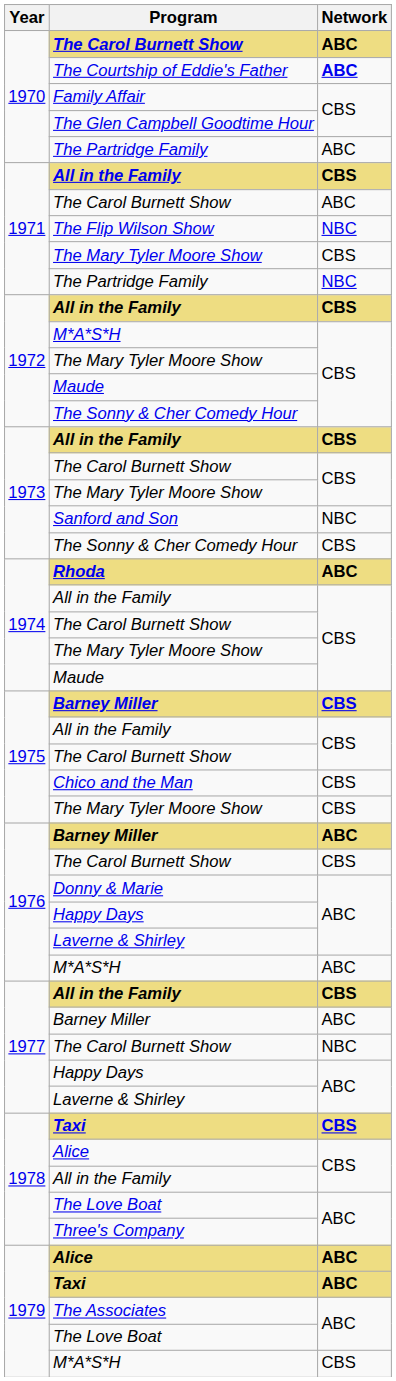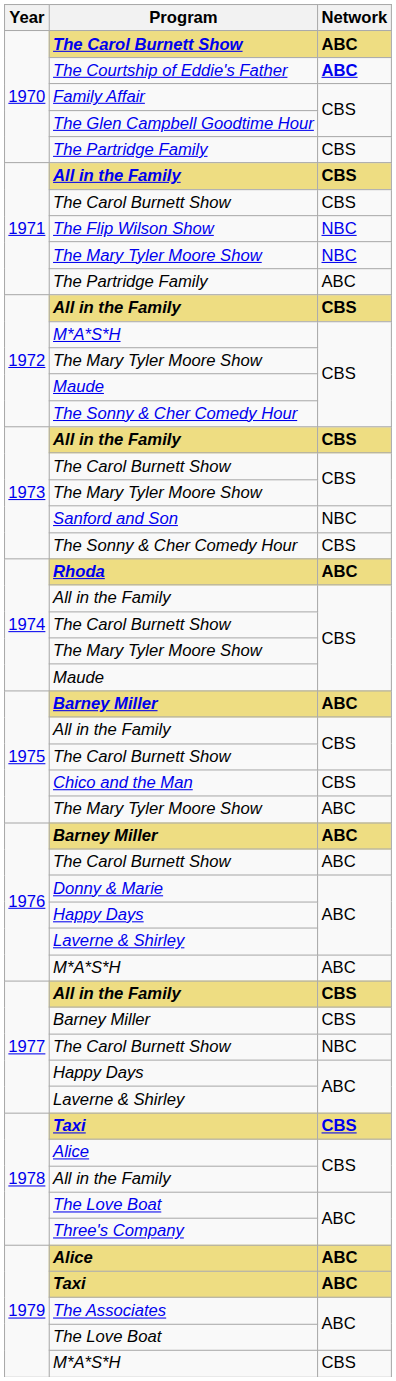(339, 149) ABC -> (339, 149) CBS
(339, 202) ABC -> (339, 202) CBS
(339, 255) CBS -> (339, 255) NBC
(339, 281) NBC -> (339, 281) ABC
(339, 703) CBS -> (340, 703) ABC
(339, 809) CBS -> (339, 809) ABC
(339, 862) CBS -> (339, 862) ABC
(339, 1020) ABC -> (339, 1020) CBS
